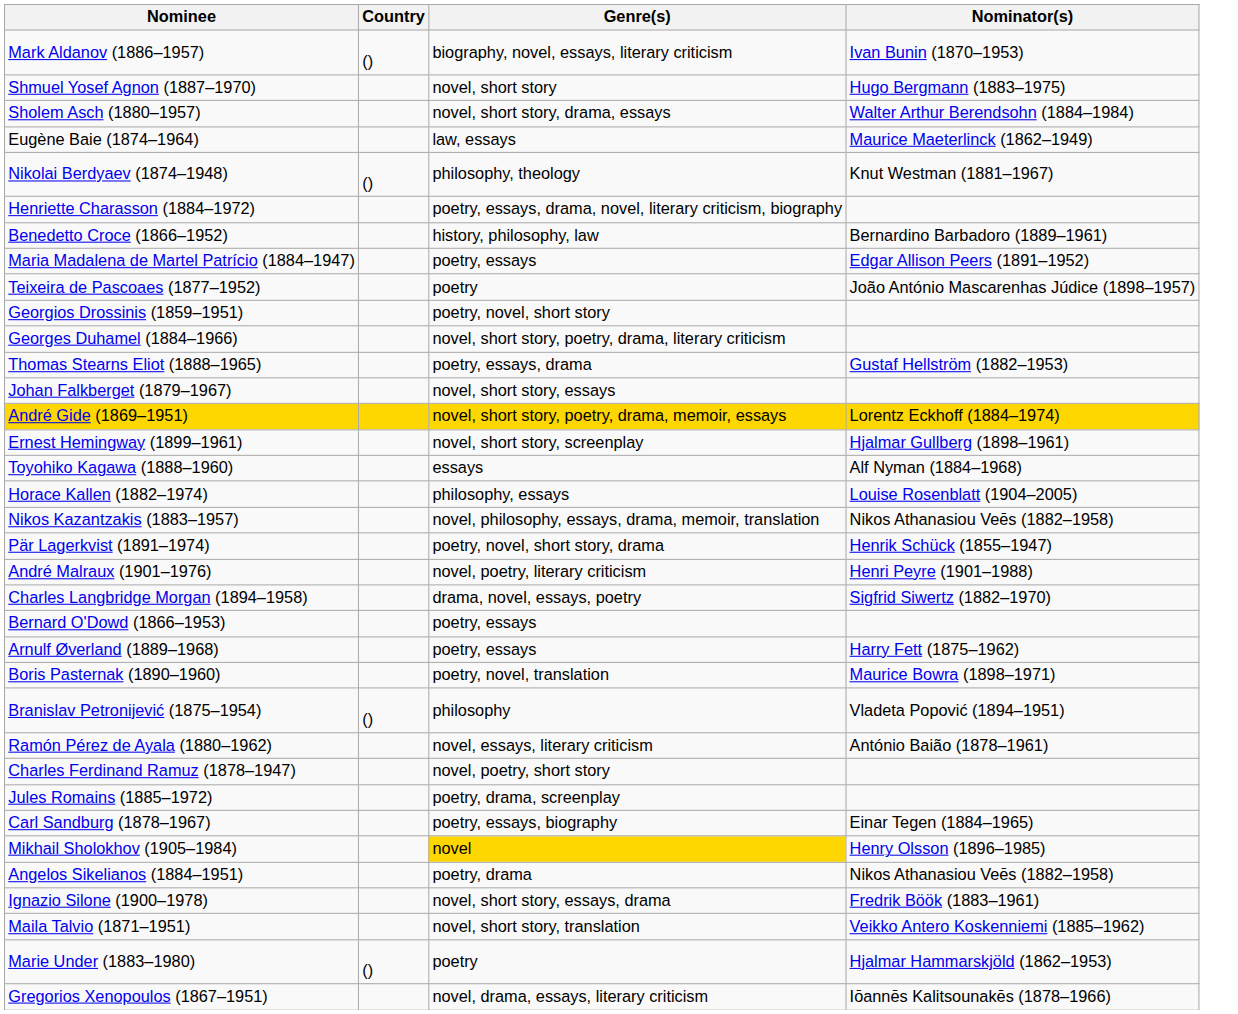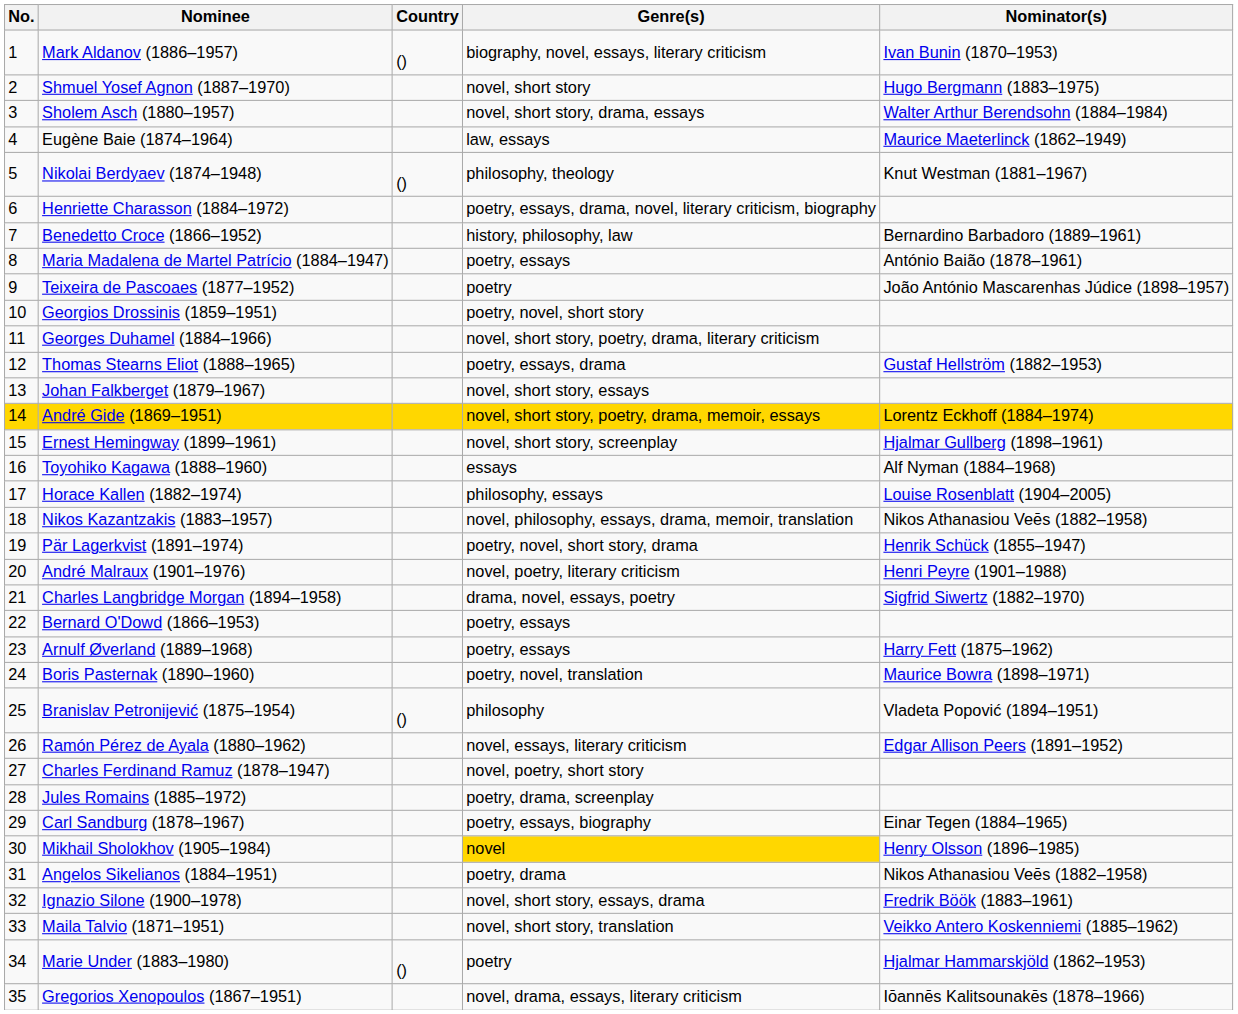+ column: (21, 17)
(969, 261) Edgar Allison Peers (1891–1952) -> (983, 261) António Baião (1878–1961)
(949, 745) António Baião (1878–1961) -> (1003, 745) Edgar Allison Peers (1891–1952)
